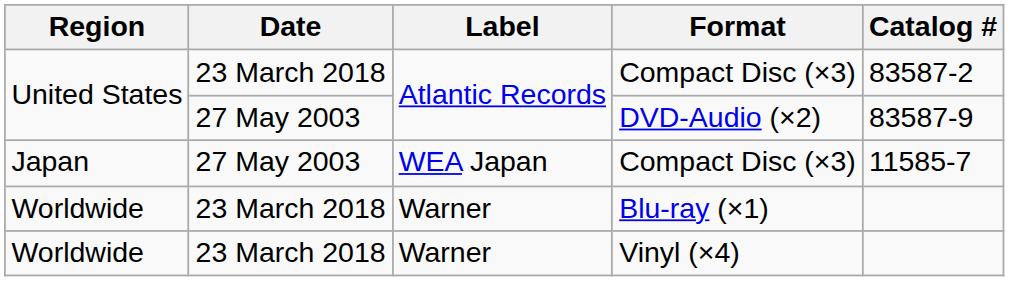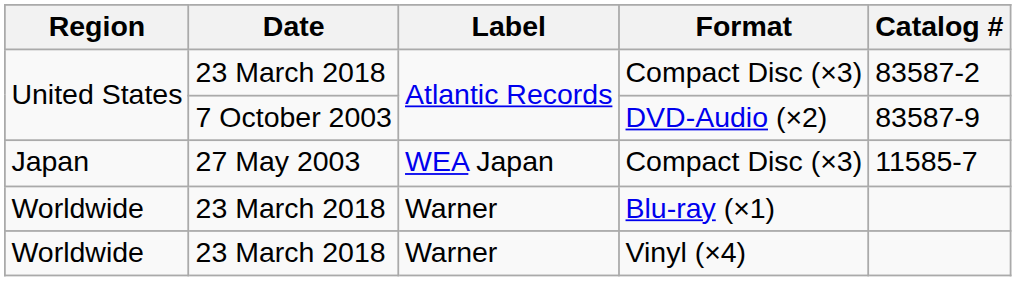(278, 117) 27 May 2003 -> (294, 117) 7 October 2003
